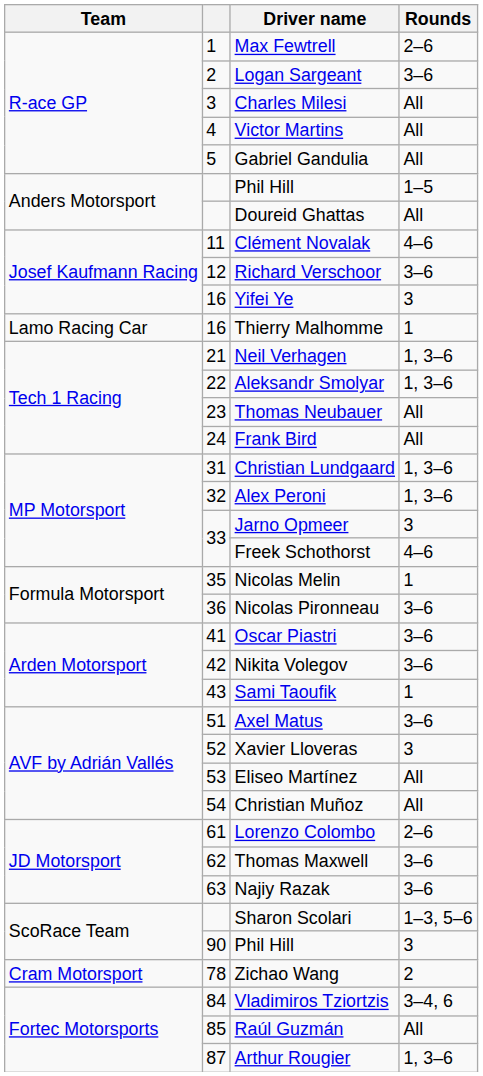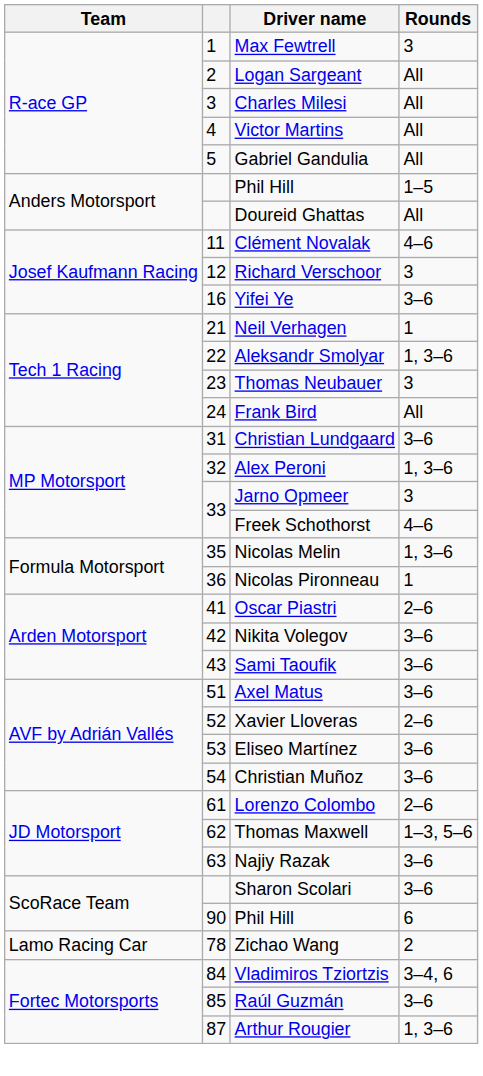(418, 46) 2–6 -> (408, 46) 3
(418, 74) 3–6 -> (413, 74) All
(418, 271) 3–6 -> (408, 271) 3
(408, 299) 3 -> (418, 299) 3–6
- row: (216, 327)
(428, 355) 1, 3–6 -> (408, 327) 1
(413, 411) All -> (408, 383) 3
(428, 468) 1, 3–6 -> (418, 440) 3–6
(408, 580) 1 -> (428, 552) 1, 3–6
(418, 608) 3–6 -> (408, 580) 1
(418, 636) 3–6 -> (418, 608) 2–6
(408, 692) 1 -> (418, 664) 3–6
(408, 748) 3 -> (418, 720) 2–6
(413, 777) All -> (418, 748) 3–6
(413, 805) All -> (418, 777) 3–6
(418, 861) 3–6 -> (438, 833) 1–3, 5–6
(438, 917) 1–3, 5–6 -> (418, 889) 3–6
(408, 945) 3 -> (408, 917) 6
(76, 973) Cram Motorsport -> (78, 945) Lamo Racing Car
(413, 1029) All -> (418, 1001) 3–6
